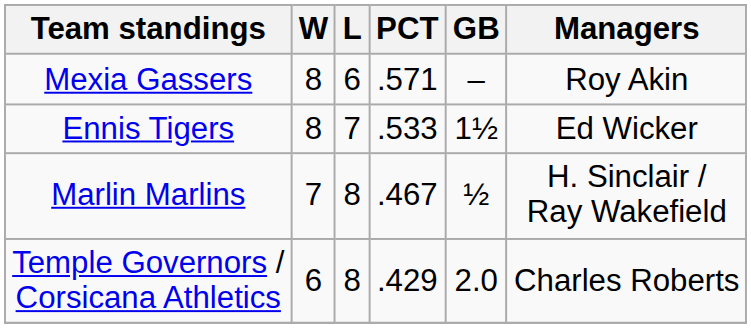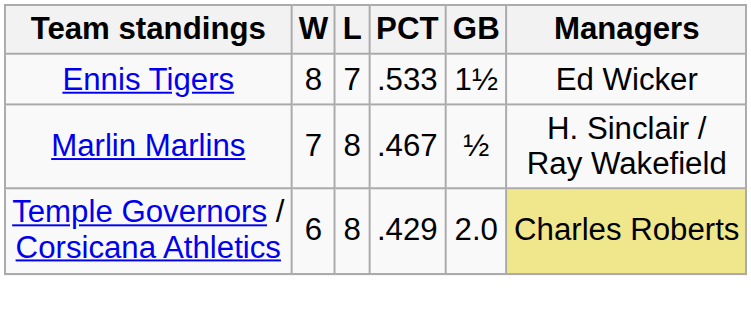- row: (148, 78)
(627, 279) no background -> (627, 230) khaki background
